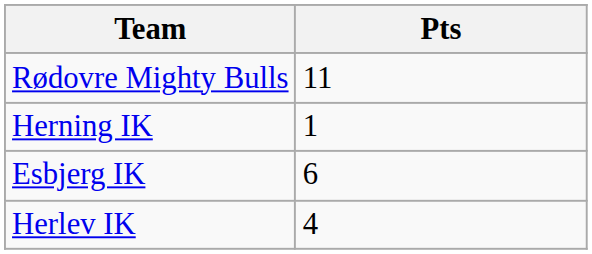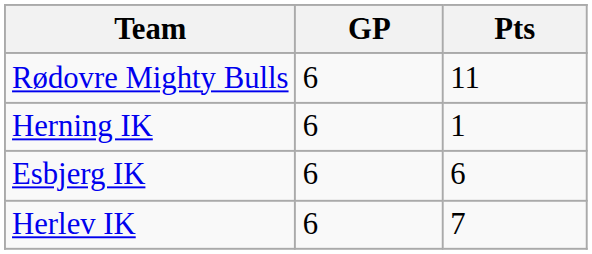+ column: (369, 28)
(310, 223) 4 -> (458, 223) 7
